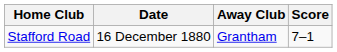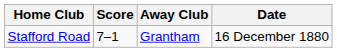columns swapped: (310, 15) <-> (154, 15)
